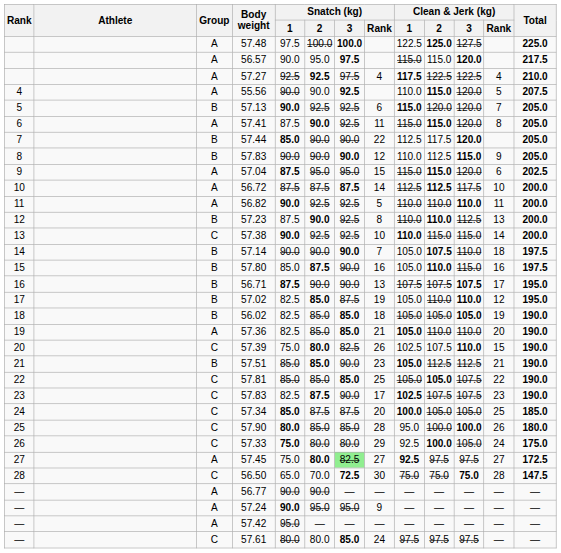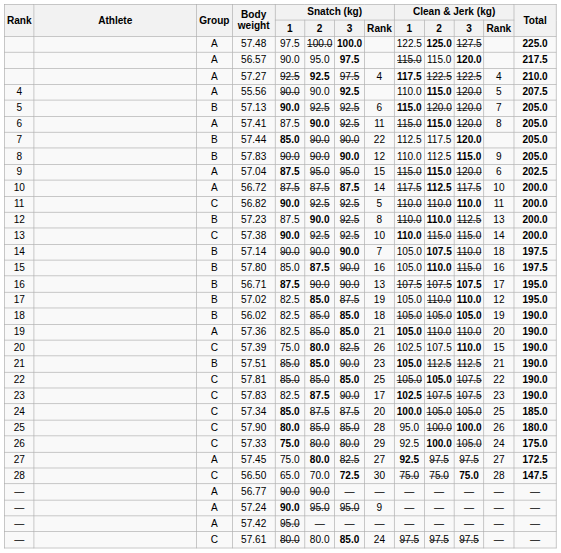(409, 188) 112.5 -> (409, 188) 117.5
(214, 204) A -> (214, 204) C
(350, 460) lightgreen background -> (350, 460) no background
